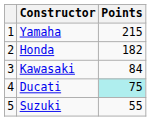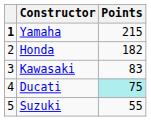(11, 33) normal -> (11, 33) bold
(136, 70) 84 -> (136, 70) 83
